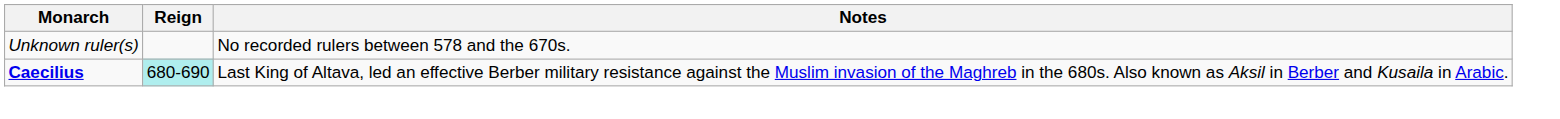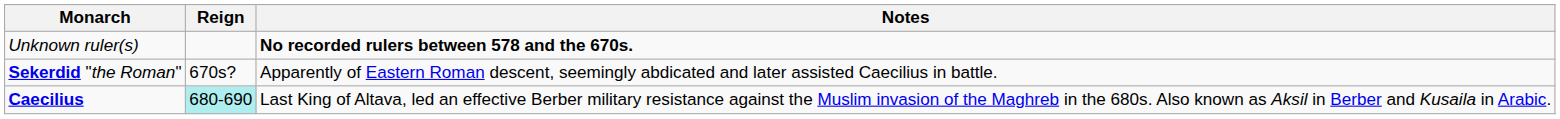(394, 45) normal -> (447, 45) bold
+ row: (95, 72)
